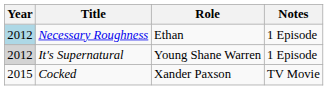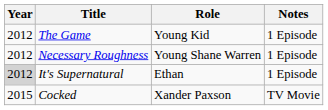+ row: (65, 34)
(20, 34) lightblue background -> (20, 54) no background
(169, 34) Ethan -> (208, 54) Young Shane Warren
(208, 54) Young Shane Warren -> (169, 74) Ethan
